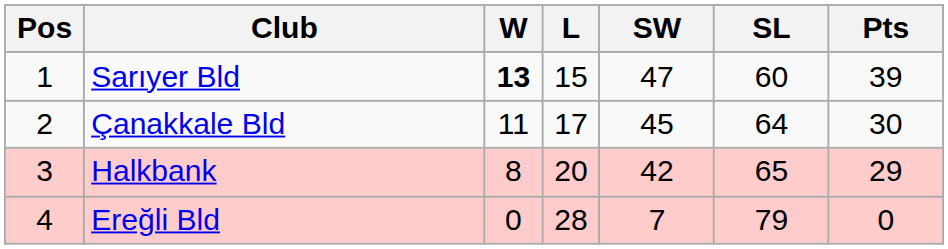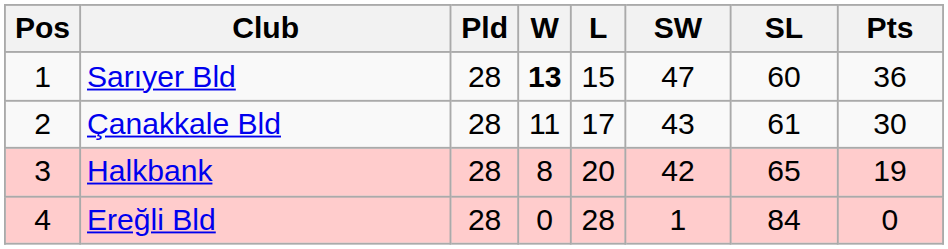+ column: (485, 28)
(886, 76) 39 -> (890, 76) 36
(657, 123) 45 -> (678, 123) 43
(771, 123) 64 -> (784, 123) 61
(886, 171) 29 -> (890, 171) 19
(657, 219) 7 -> (678, 219) 1
(771, 219) 79 -> (784, 219) 84
